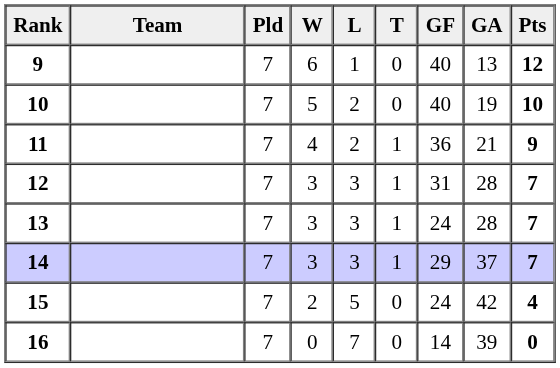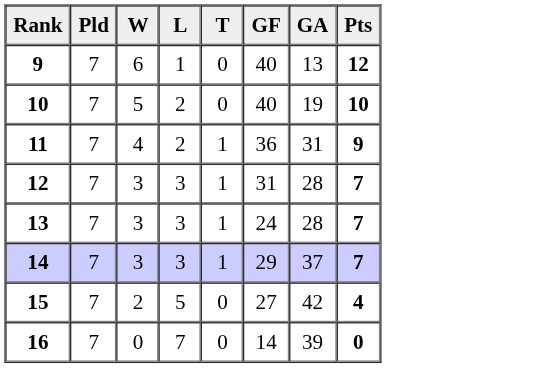- column: (158, 24)
(487, 143) 21 -> (312, 143) 31
(440, 302) 24 -> (266, 302) 27
